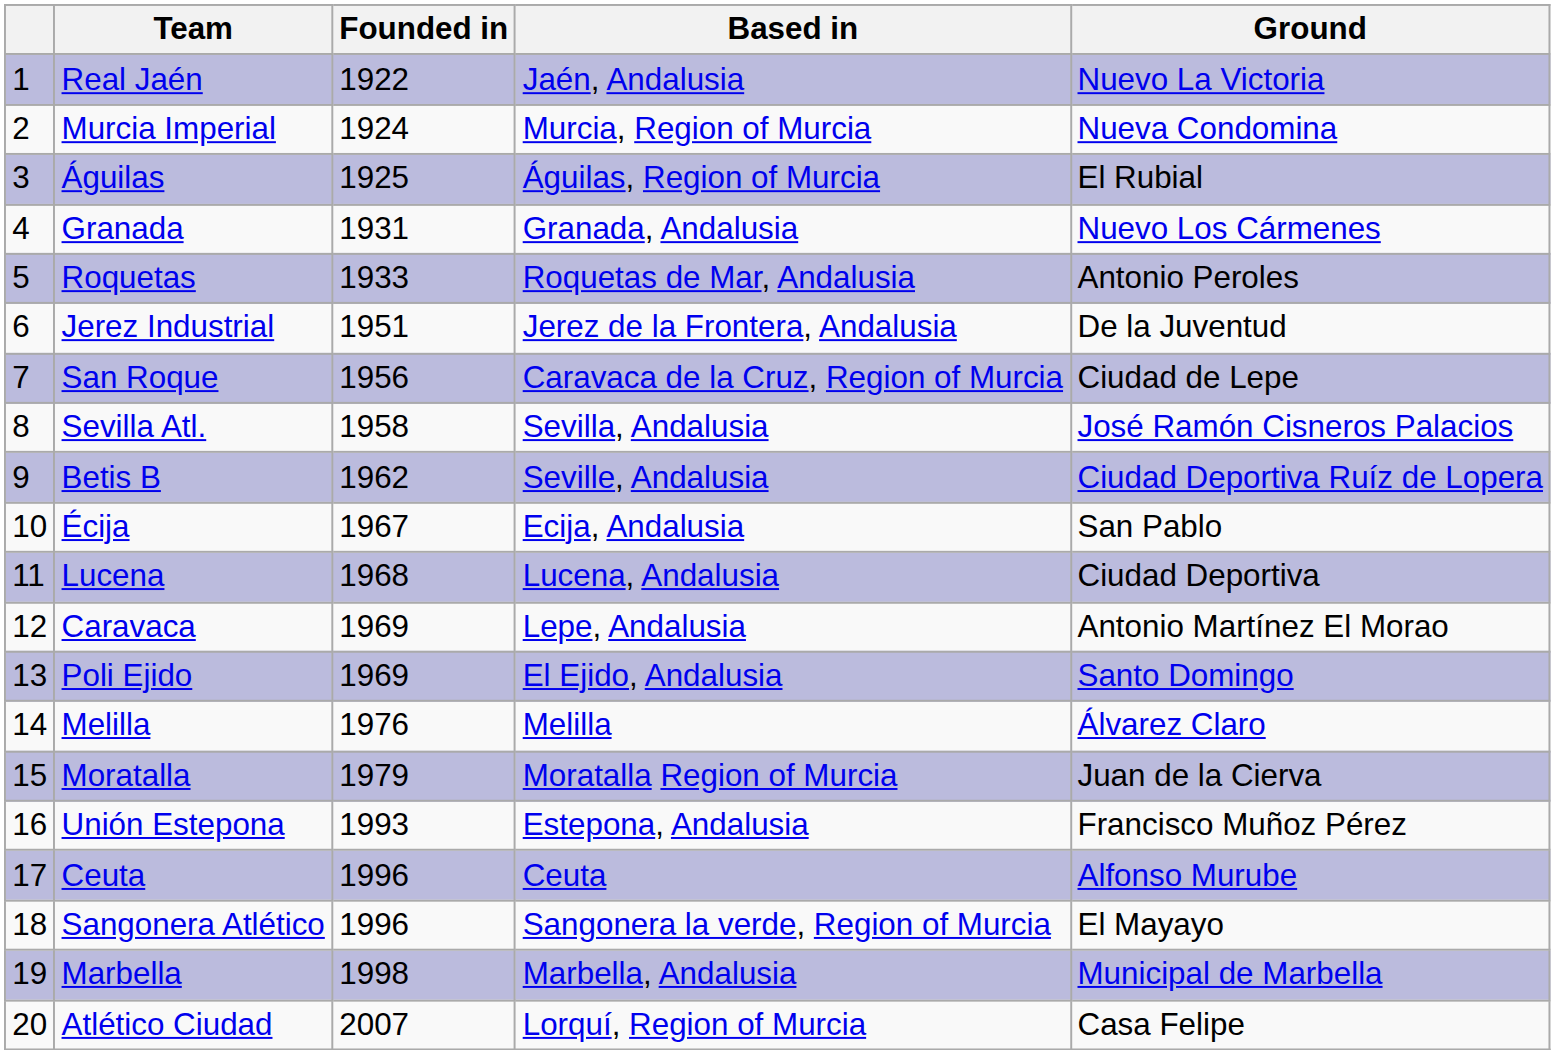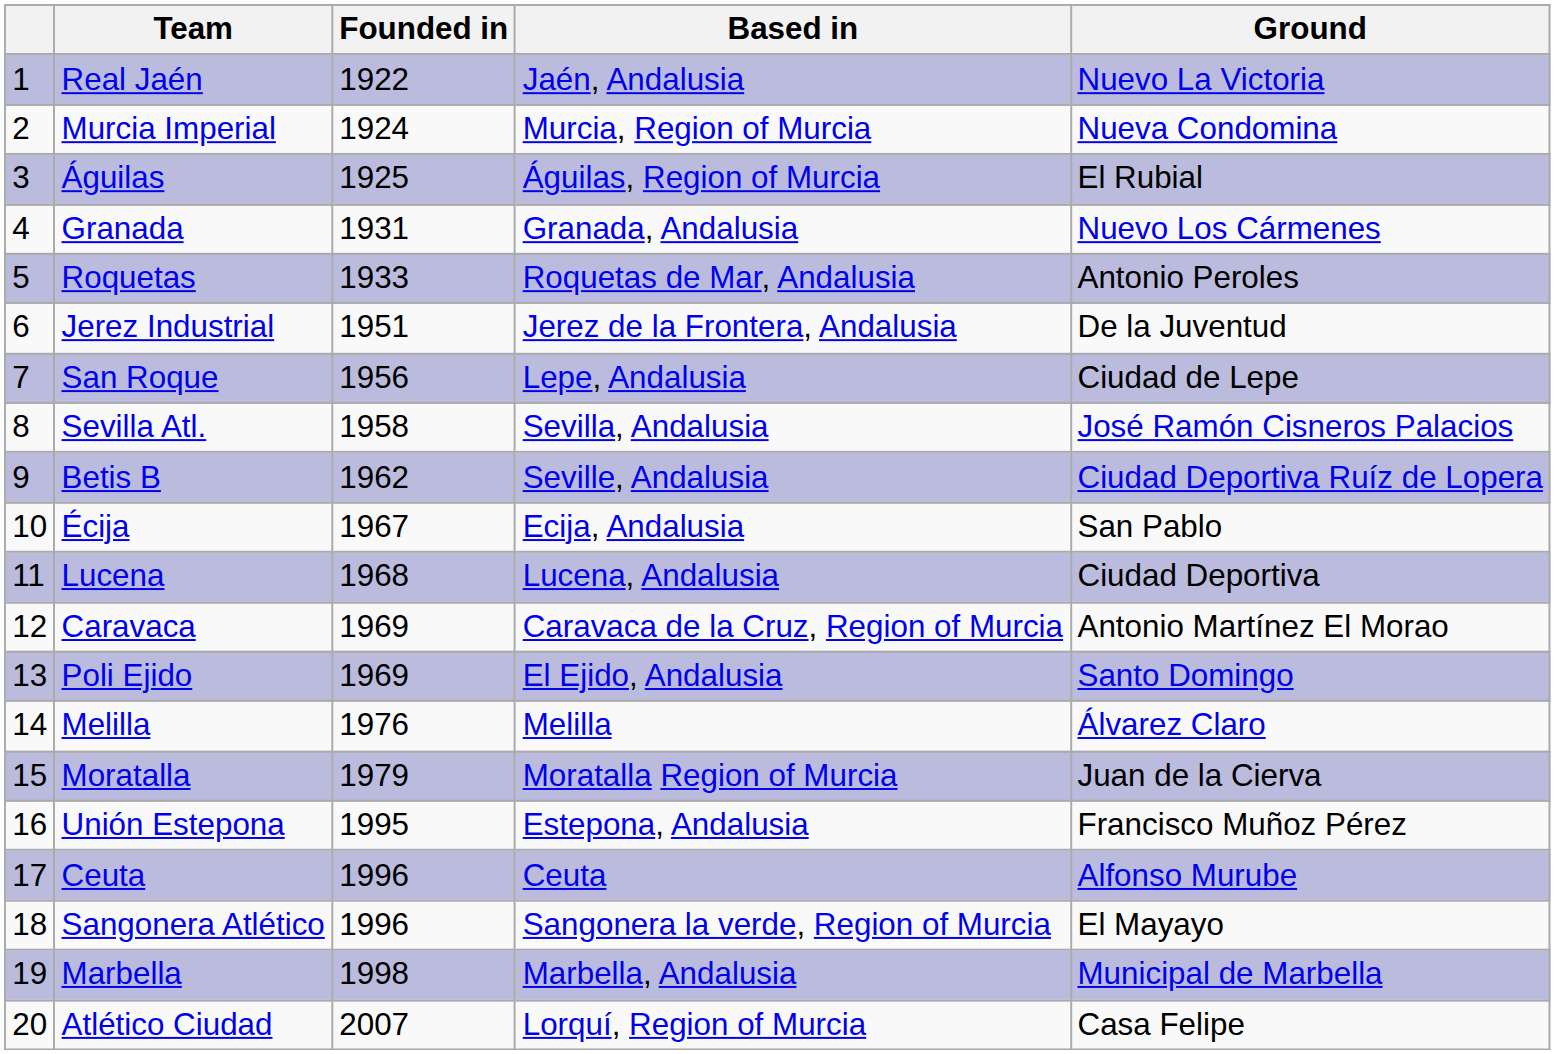(793, 377) Caravaca de la Cruz, Region of Murcia -> (634, 377) Lepe, Andalusia
(634, 626) Lepe, Andalusia -> (793, 626) Caravaca de la Cruz, Region of Murcia
(374, 825) 1993 -> (374, 825) 1995
